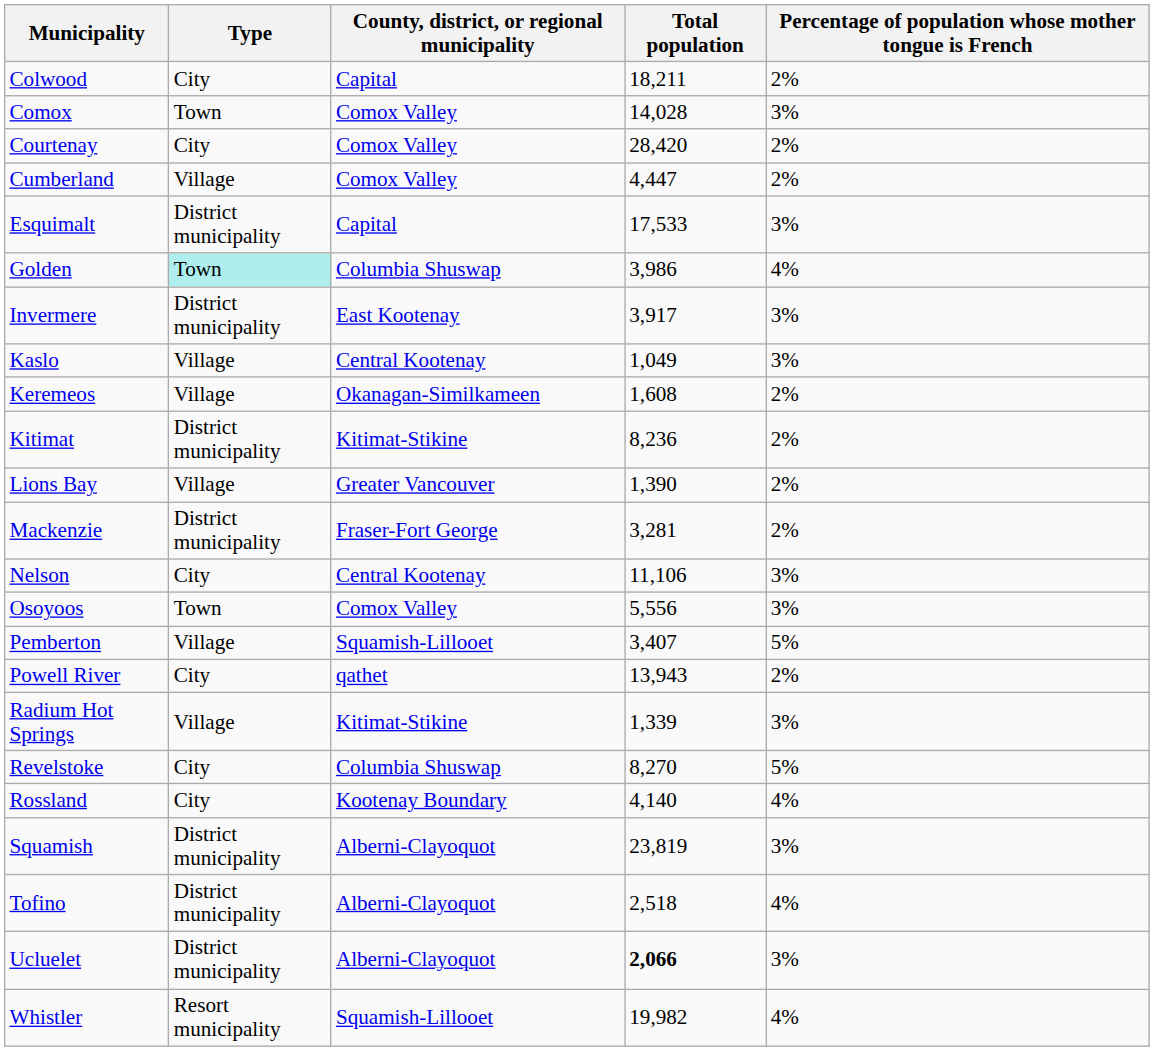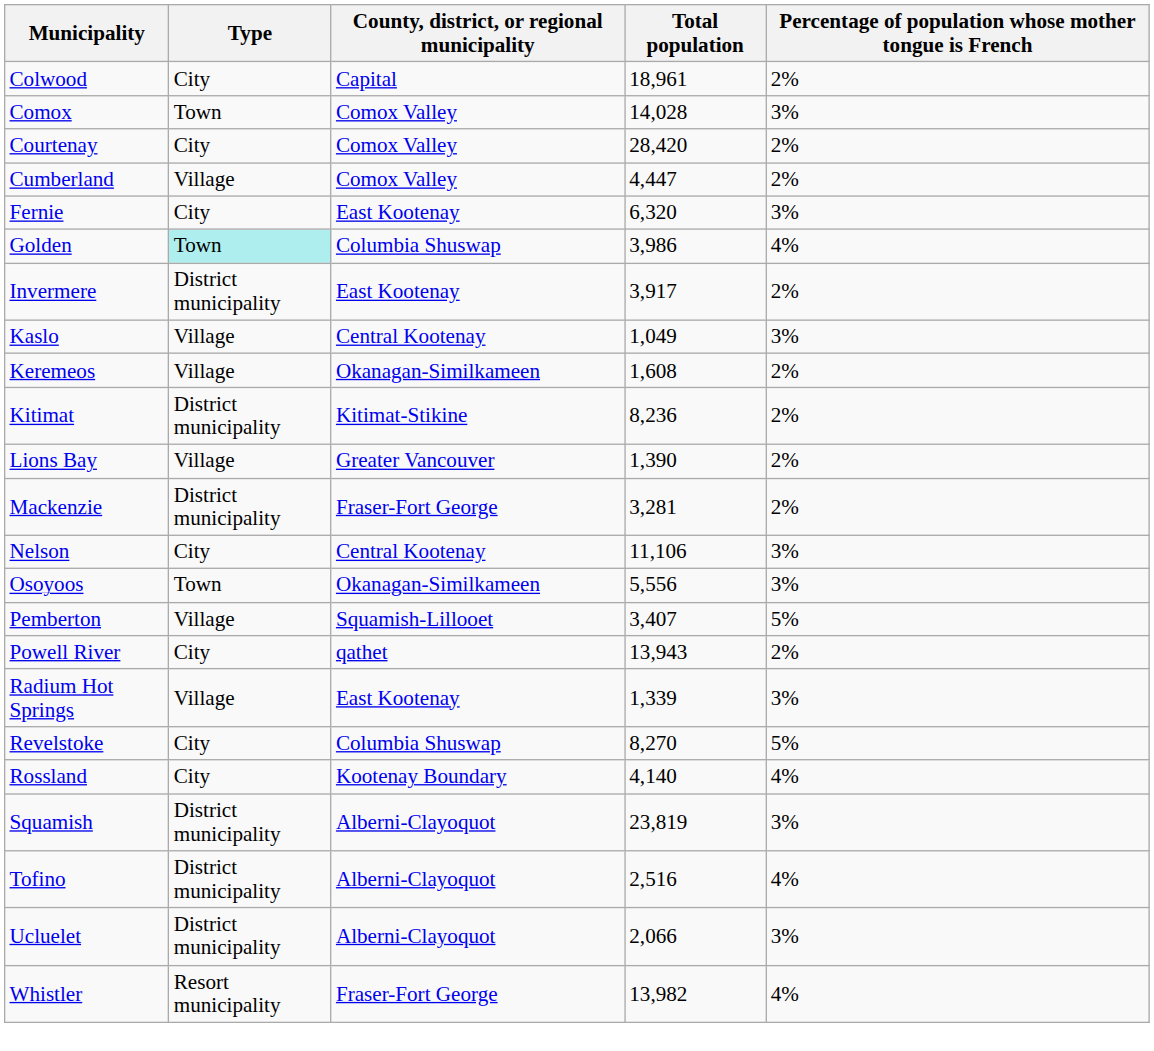(658, 78) 18,211 -> (658, 78) 18,961
- row: (52, 224)
+ row: (37, 212)
(785, 315) 3% -> (785, 291) 2%
(396, 608) Comox Valley -> (438, 585) Okanagan-Similkameen
(402, 721) Kitimat-Stikine -> (398, 697) East Kootenay
(653, 902) 2,518 -> (653, 879) 2,516
(653, 960) bold -> (653, 936) normal
(415, 1017) Squamish-Lillooet -> (417, 993) Fraser-Fort George
(658, 1017) 19,982 -> (658, 993) 13,982
